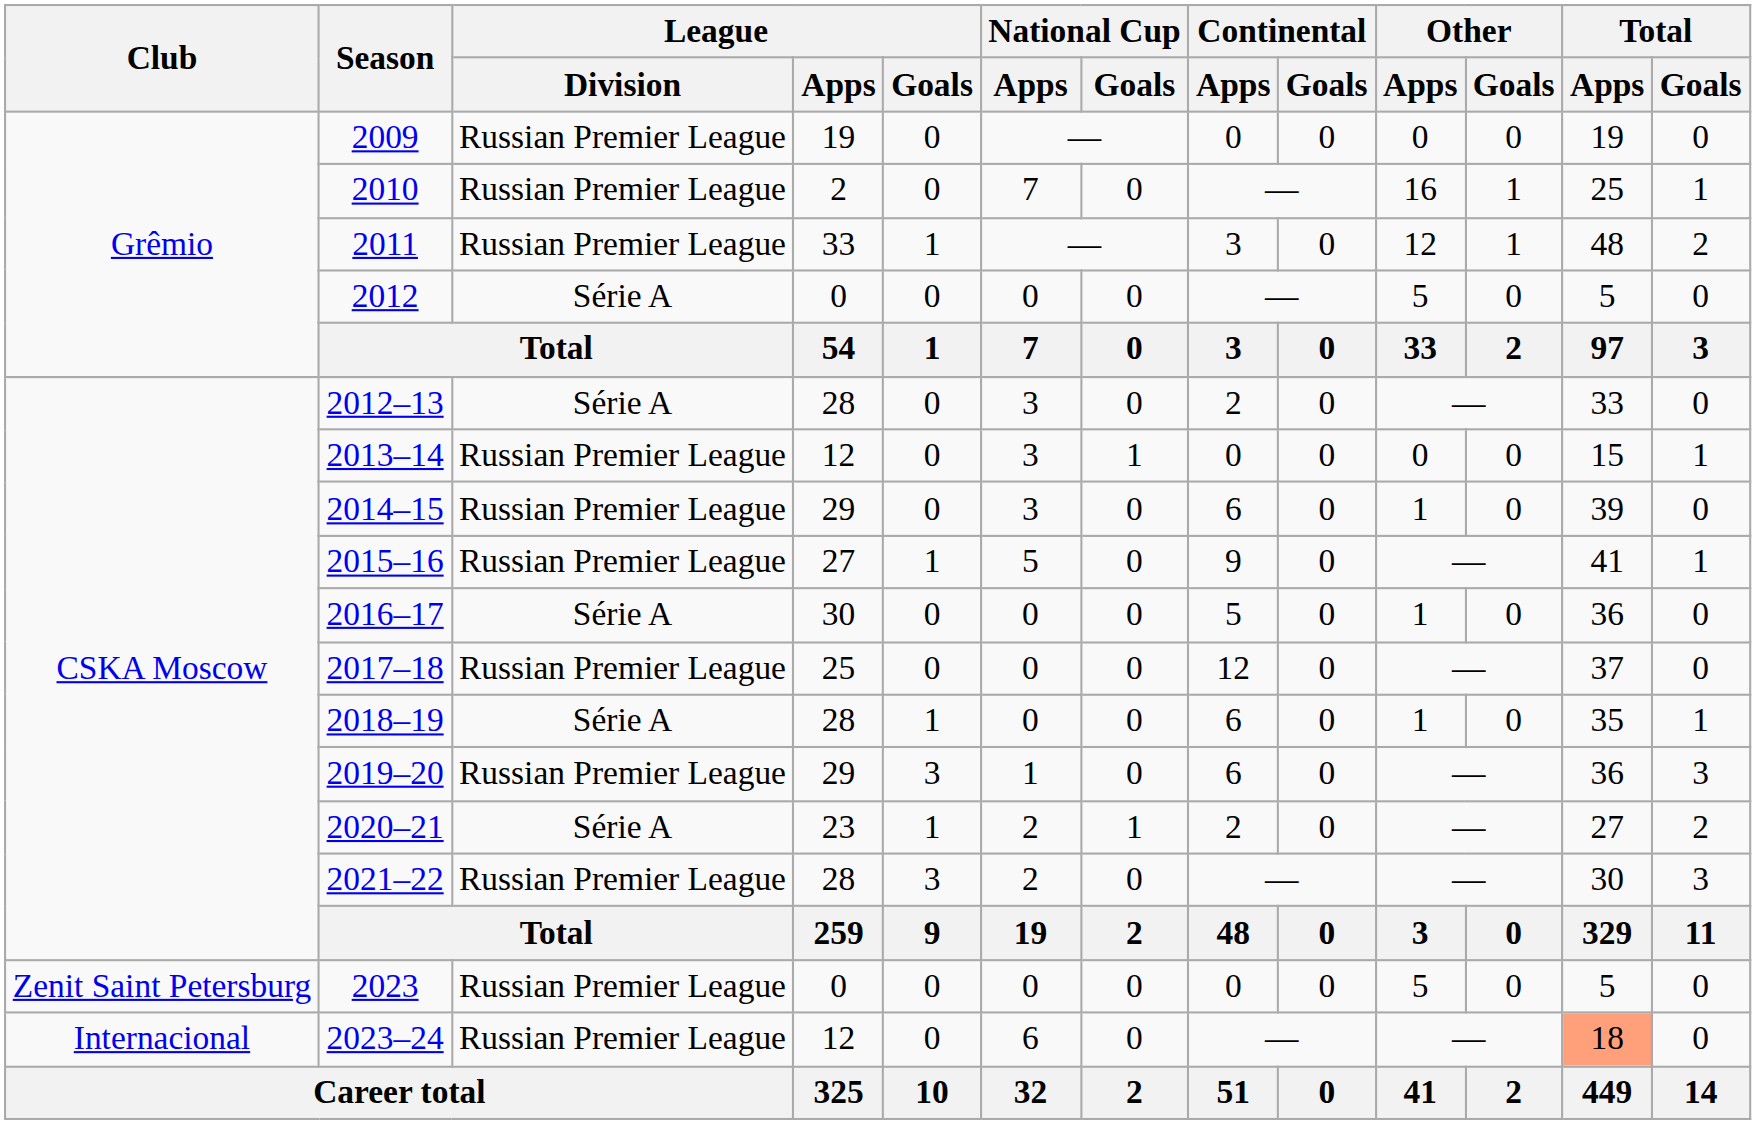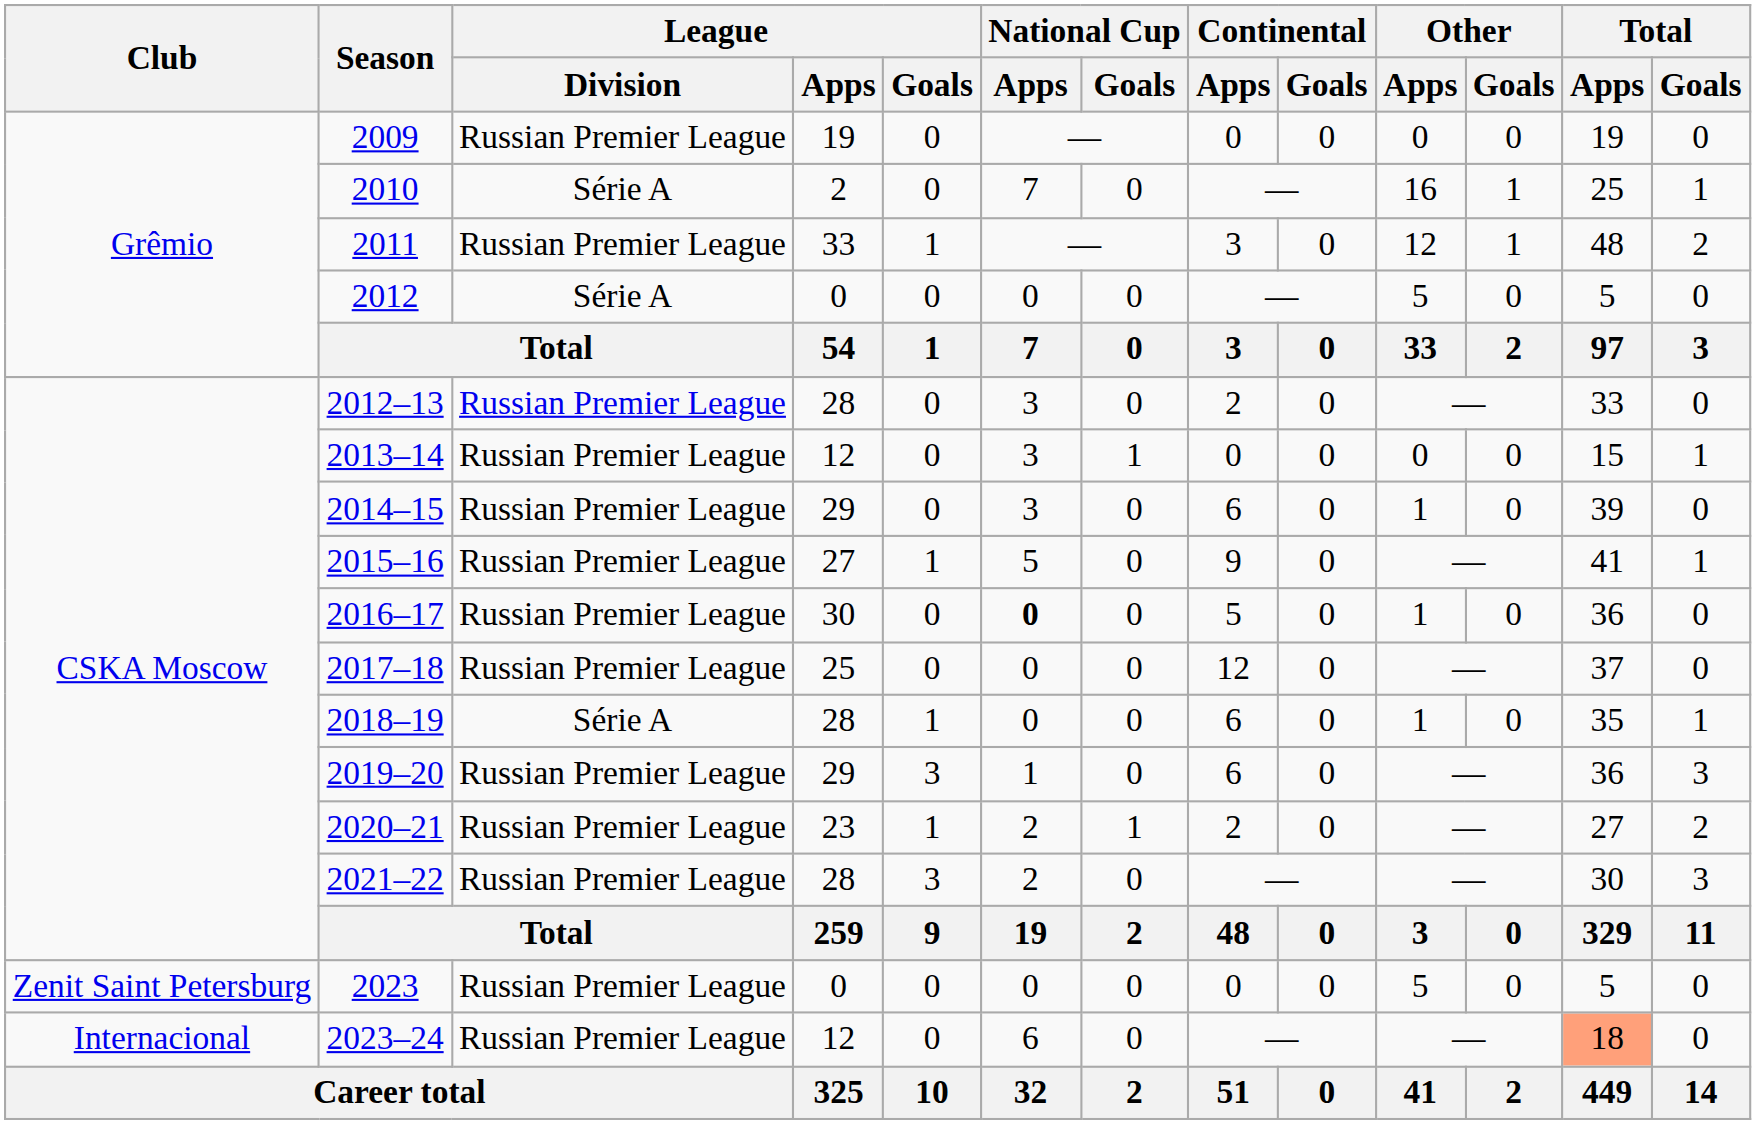(623, 190) Russian Premier League -> (622, 190) Série A
(622, 402) Série A -> (623, 402) Russian Premier League
(622, 614) Série A -> (623, 614) Russian Premier League
(1030, 614) normal -> (1030, 614) bold
(622, 826) Série A -> (623, 826) Russian Premier League
